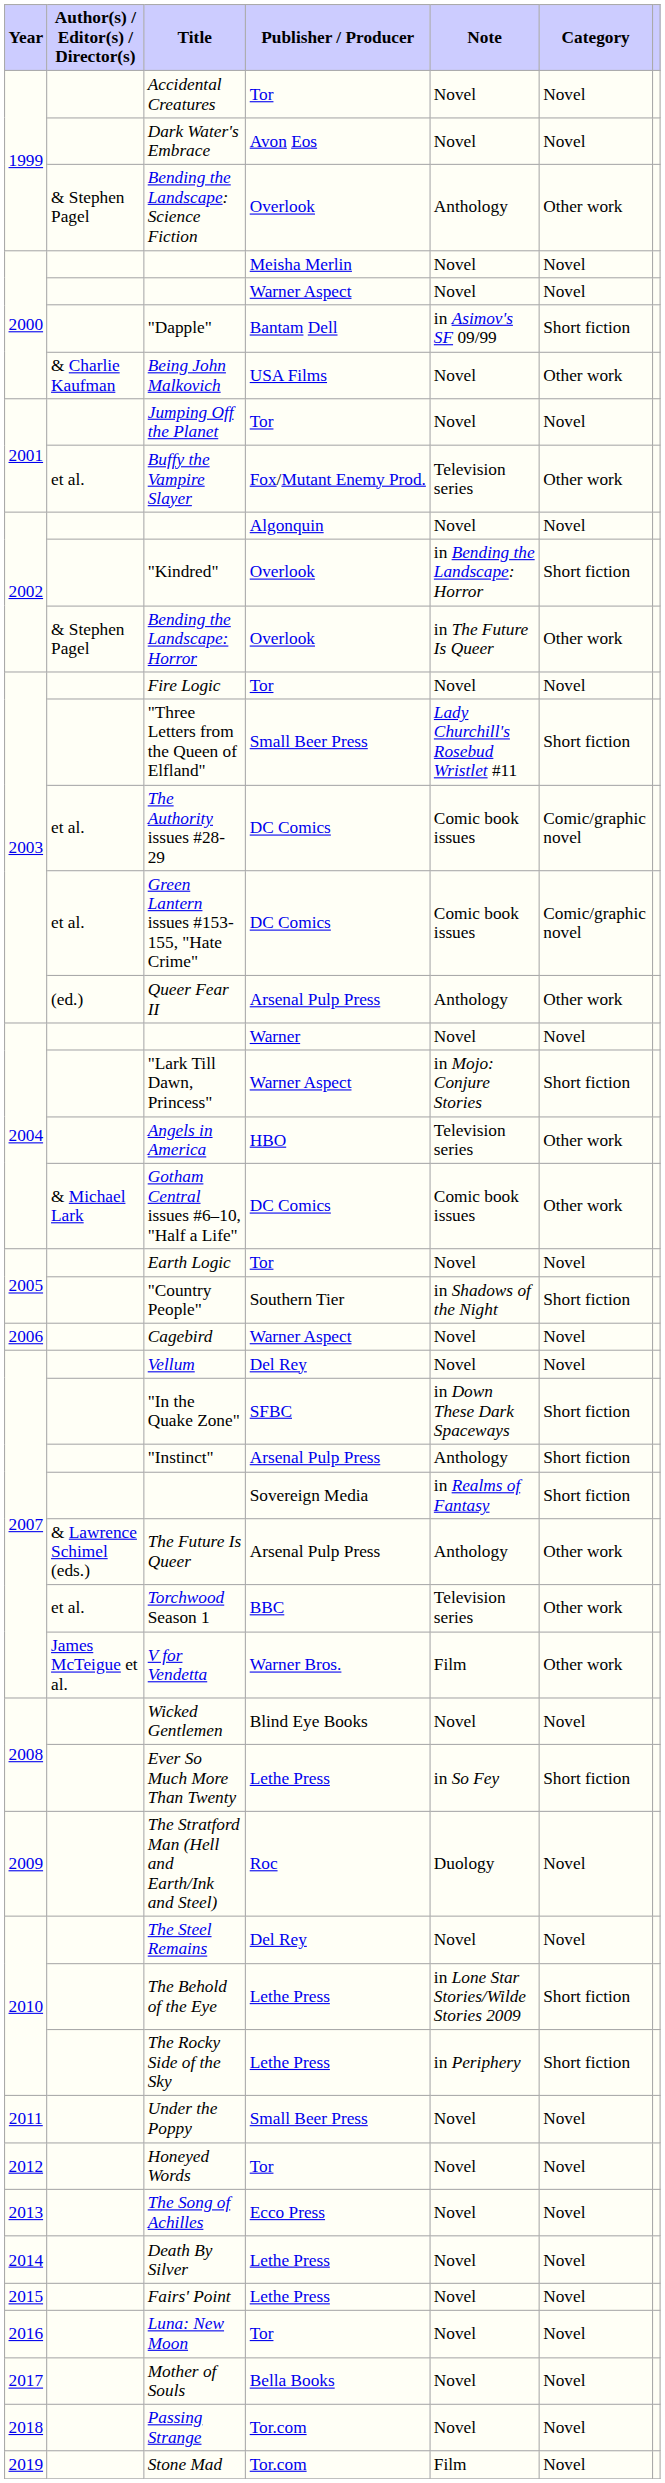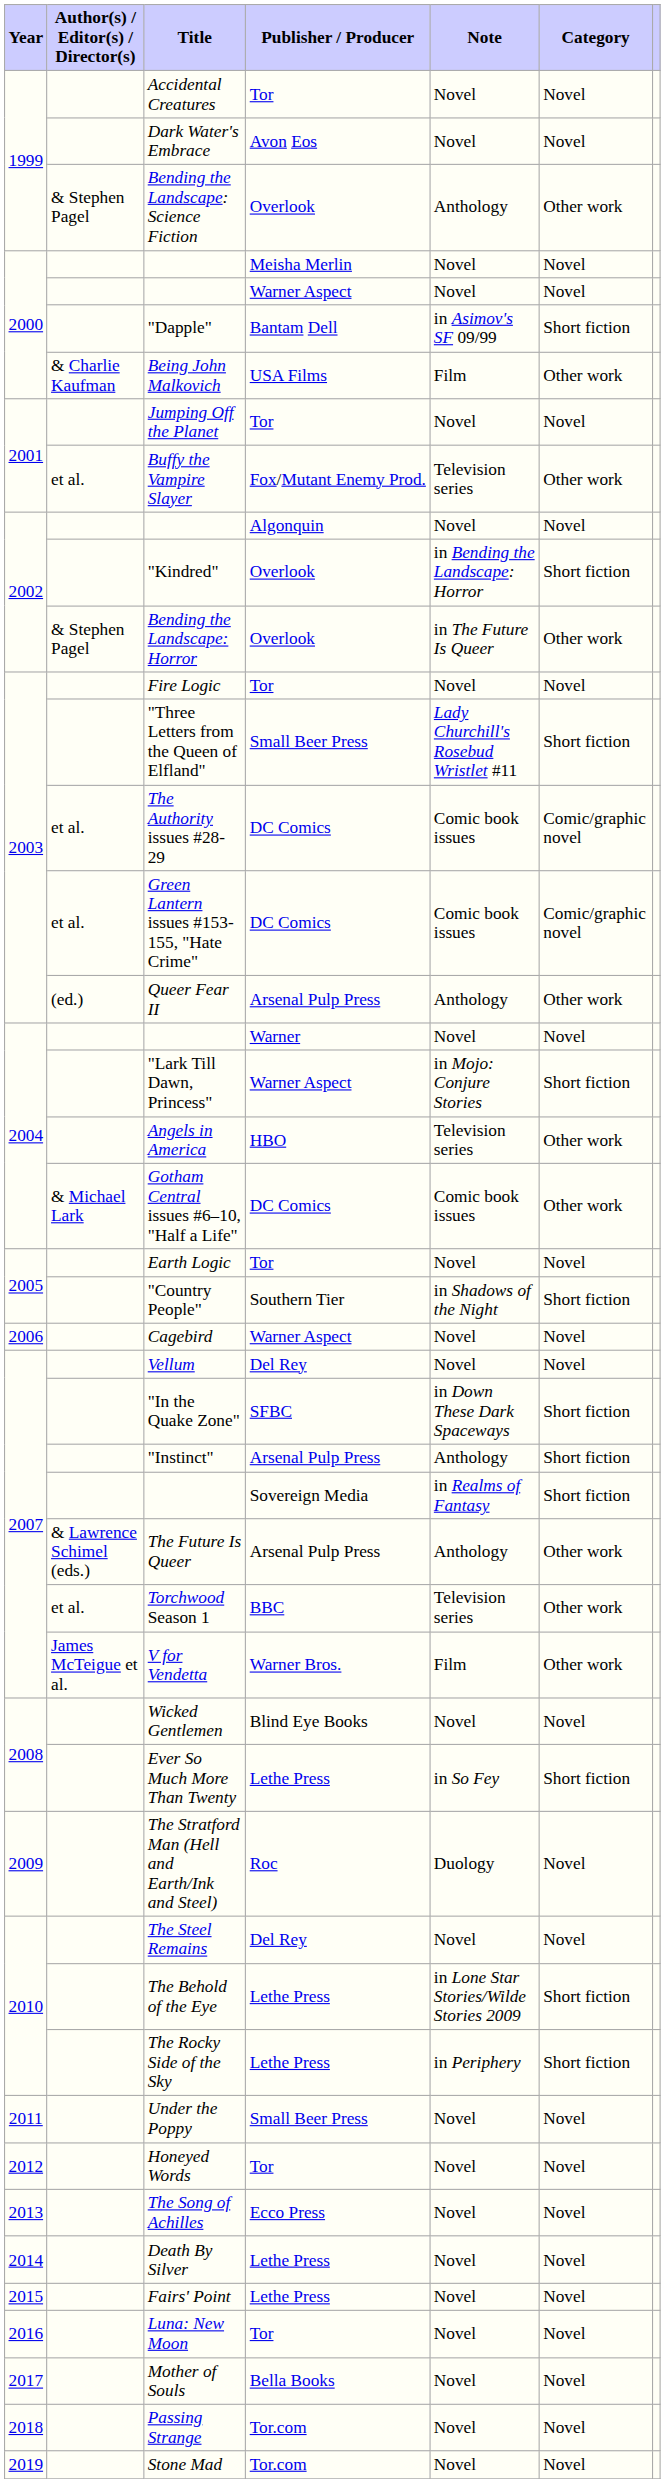(455, 375) Novel -> (450, 375) Film
(450, 2464) Film -> (455, 2464) Novel
